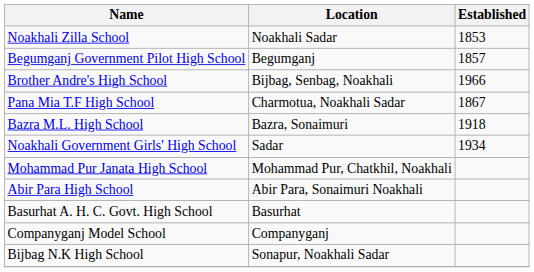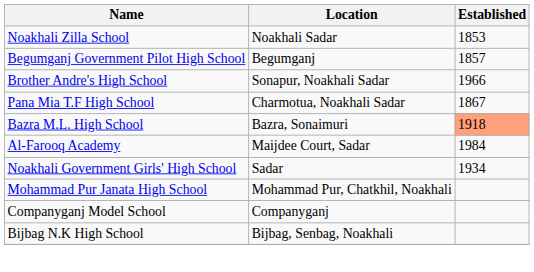(322, 80) Bijbag, Senbag, Noakhali -> (320, 80) Sonapur, Noakhali Sadar
(472, 124) no background -> (472, 124) lightsalmon background
+ row: (64, 146)
- row: (70, 189)
- row: (110, 211)
(320, 255) Sonapur, Noakhali Sadar -> (322, 233) Bijbag, Senbag, Noakhali
